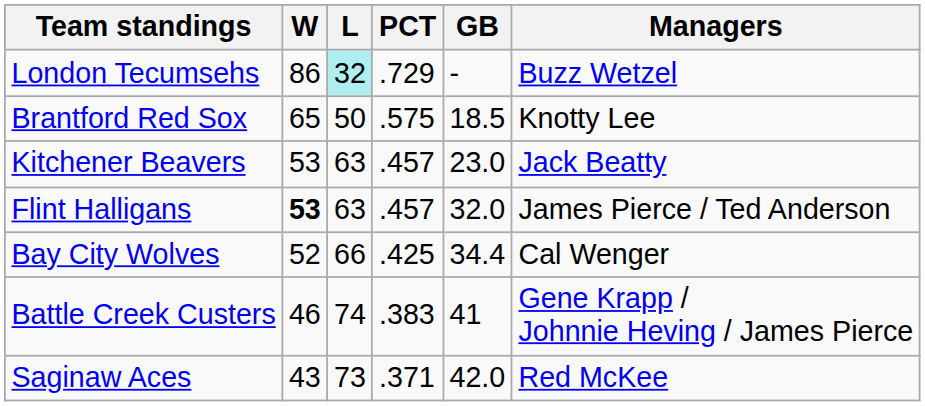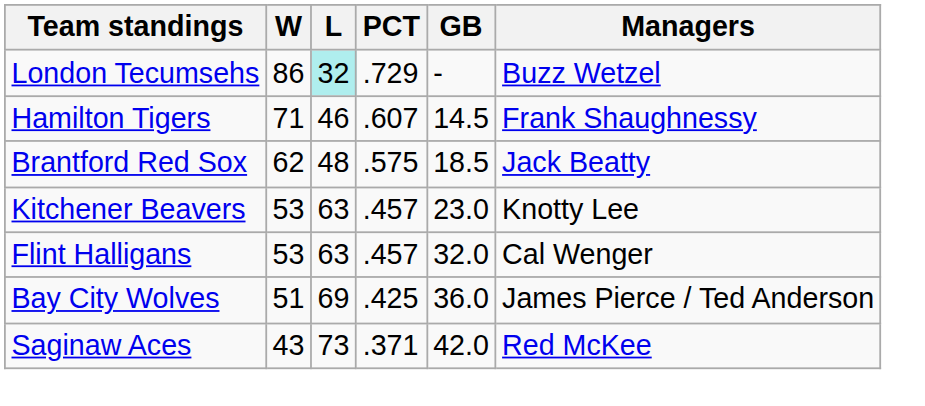+ row: (111, 118)
(305, 118) 65 -> (288, 163) 62
(350, 118) 50 -> (334, 163) 48
(587, 118) Knotty Lee -> (576, 163) Jack Beatty
(592, 163) Jack Beatty -> (571, 208) Knotty Lee
(305, 208) bold -> (288, 254) normal
(704, 208) James Pierce / Ted Anderson -> (577, 254) Cal Wenger
(305, 254) 52 -> (288, 299) 51
(350, 254) 66 -> (334, 299) 69
(477, 254) 34.4 -> (461, 299) 36.0
(594, 254) Cal Wenger -> (688, 299) James Pierce / Ted Anderson
- row: (144, 315)
